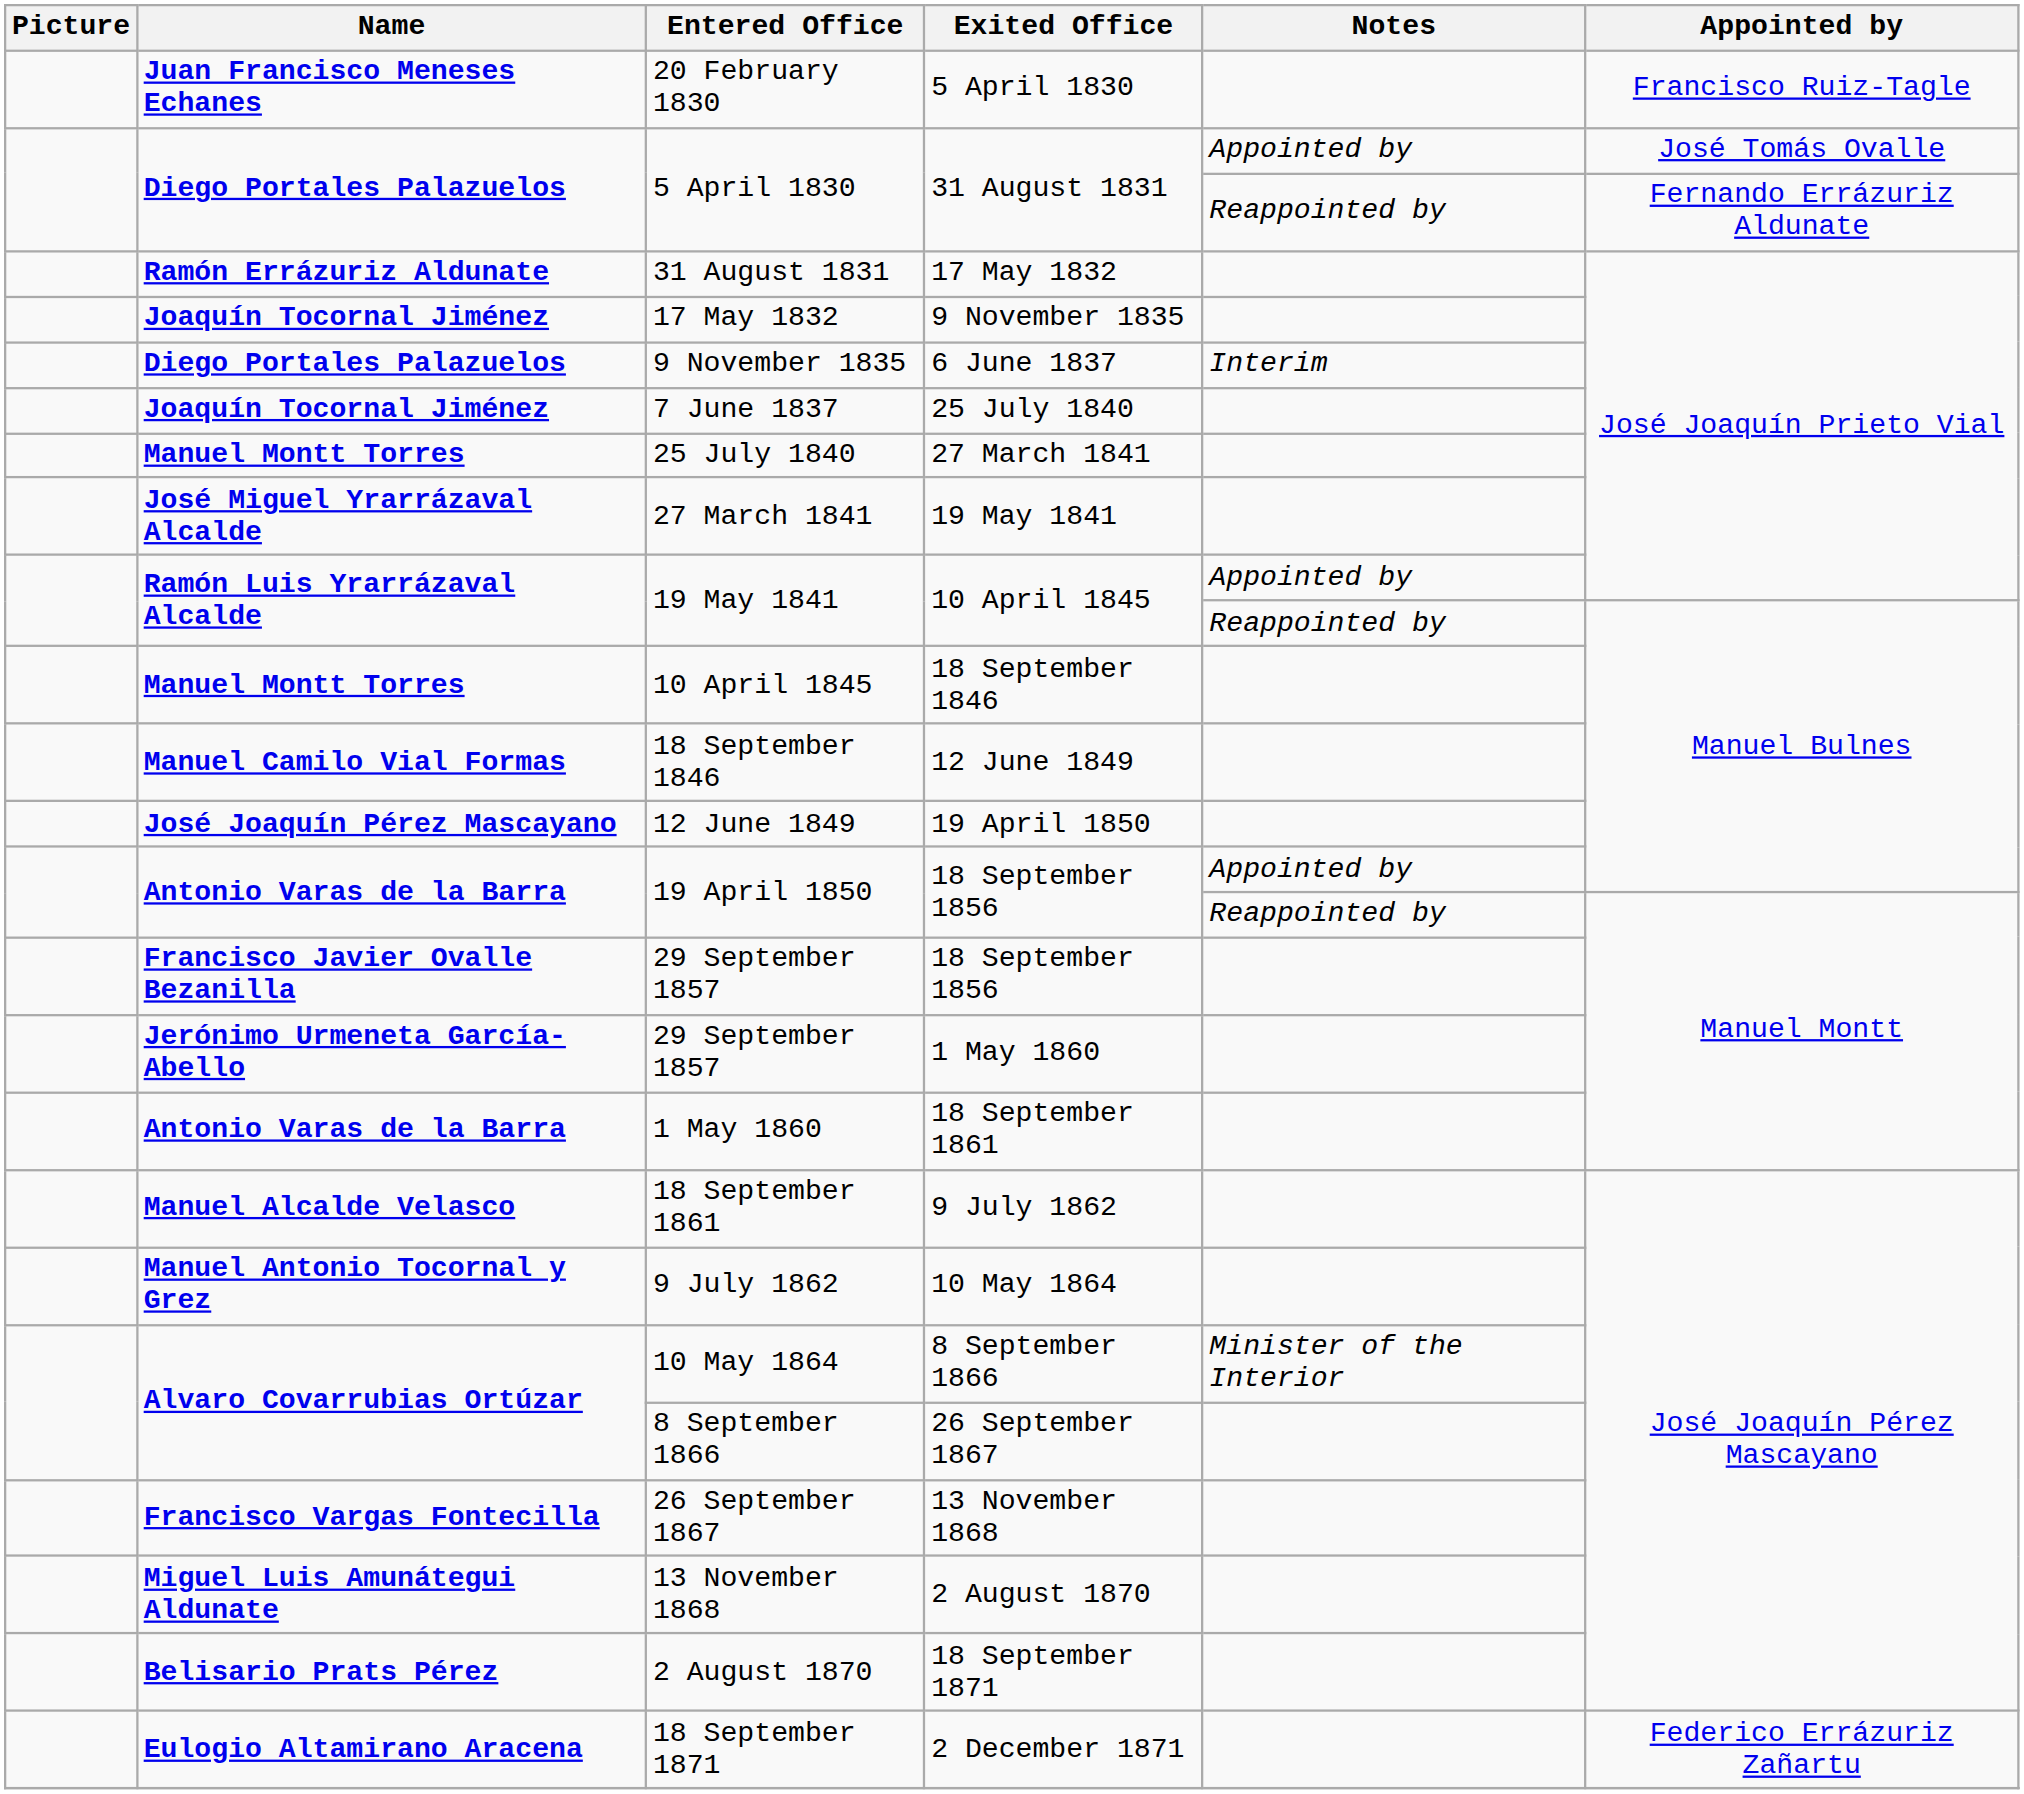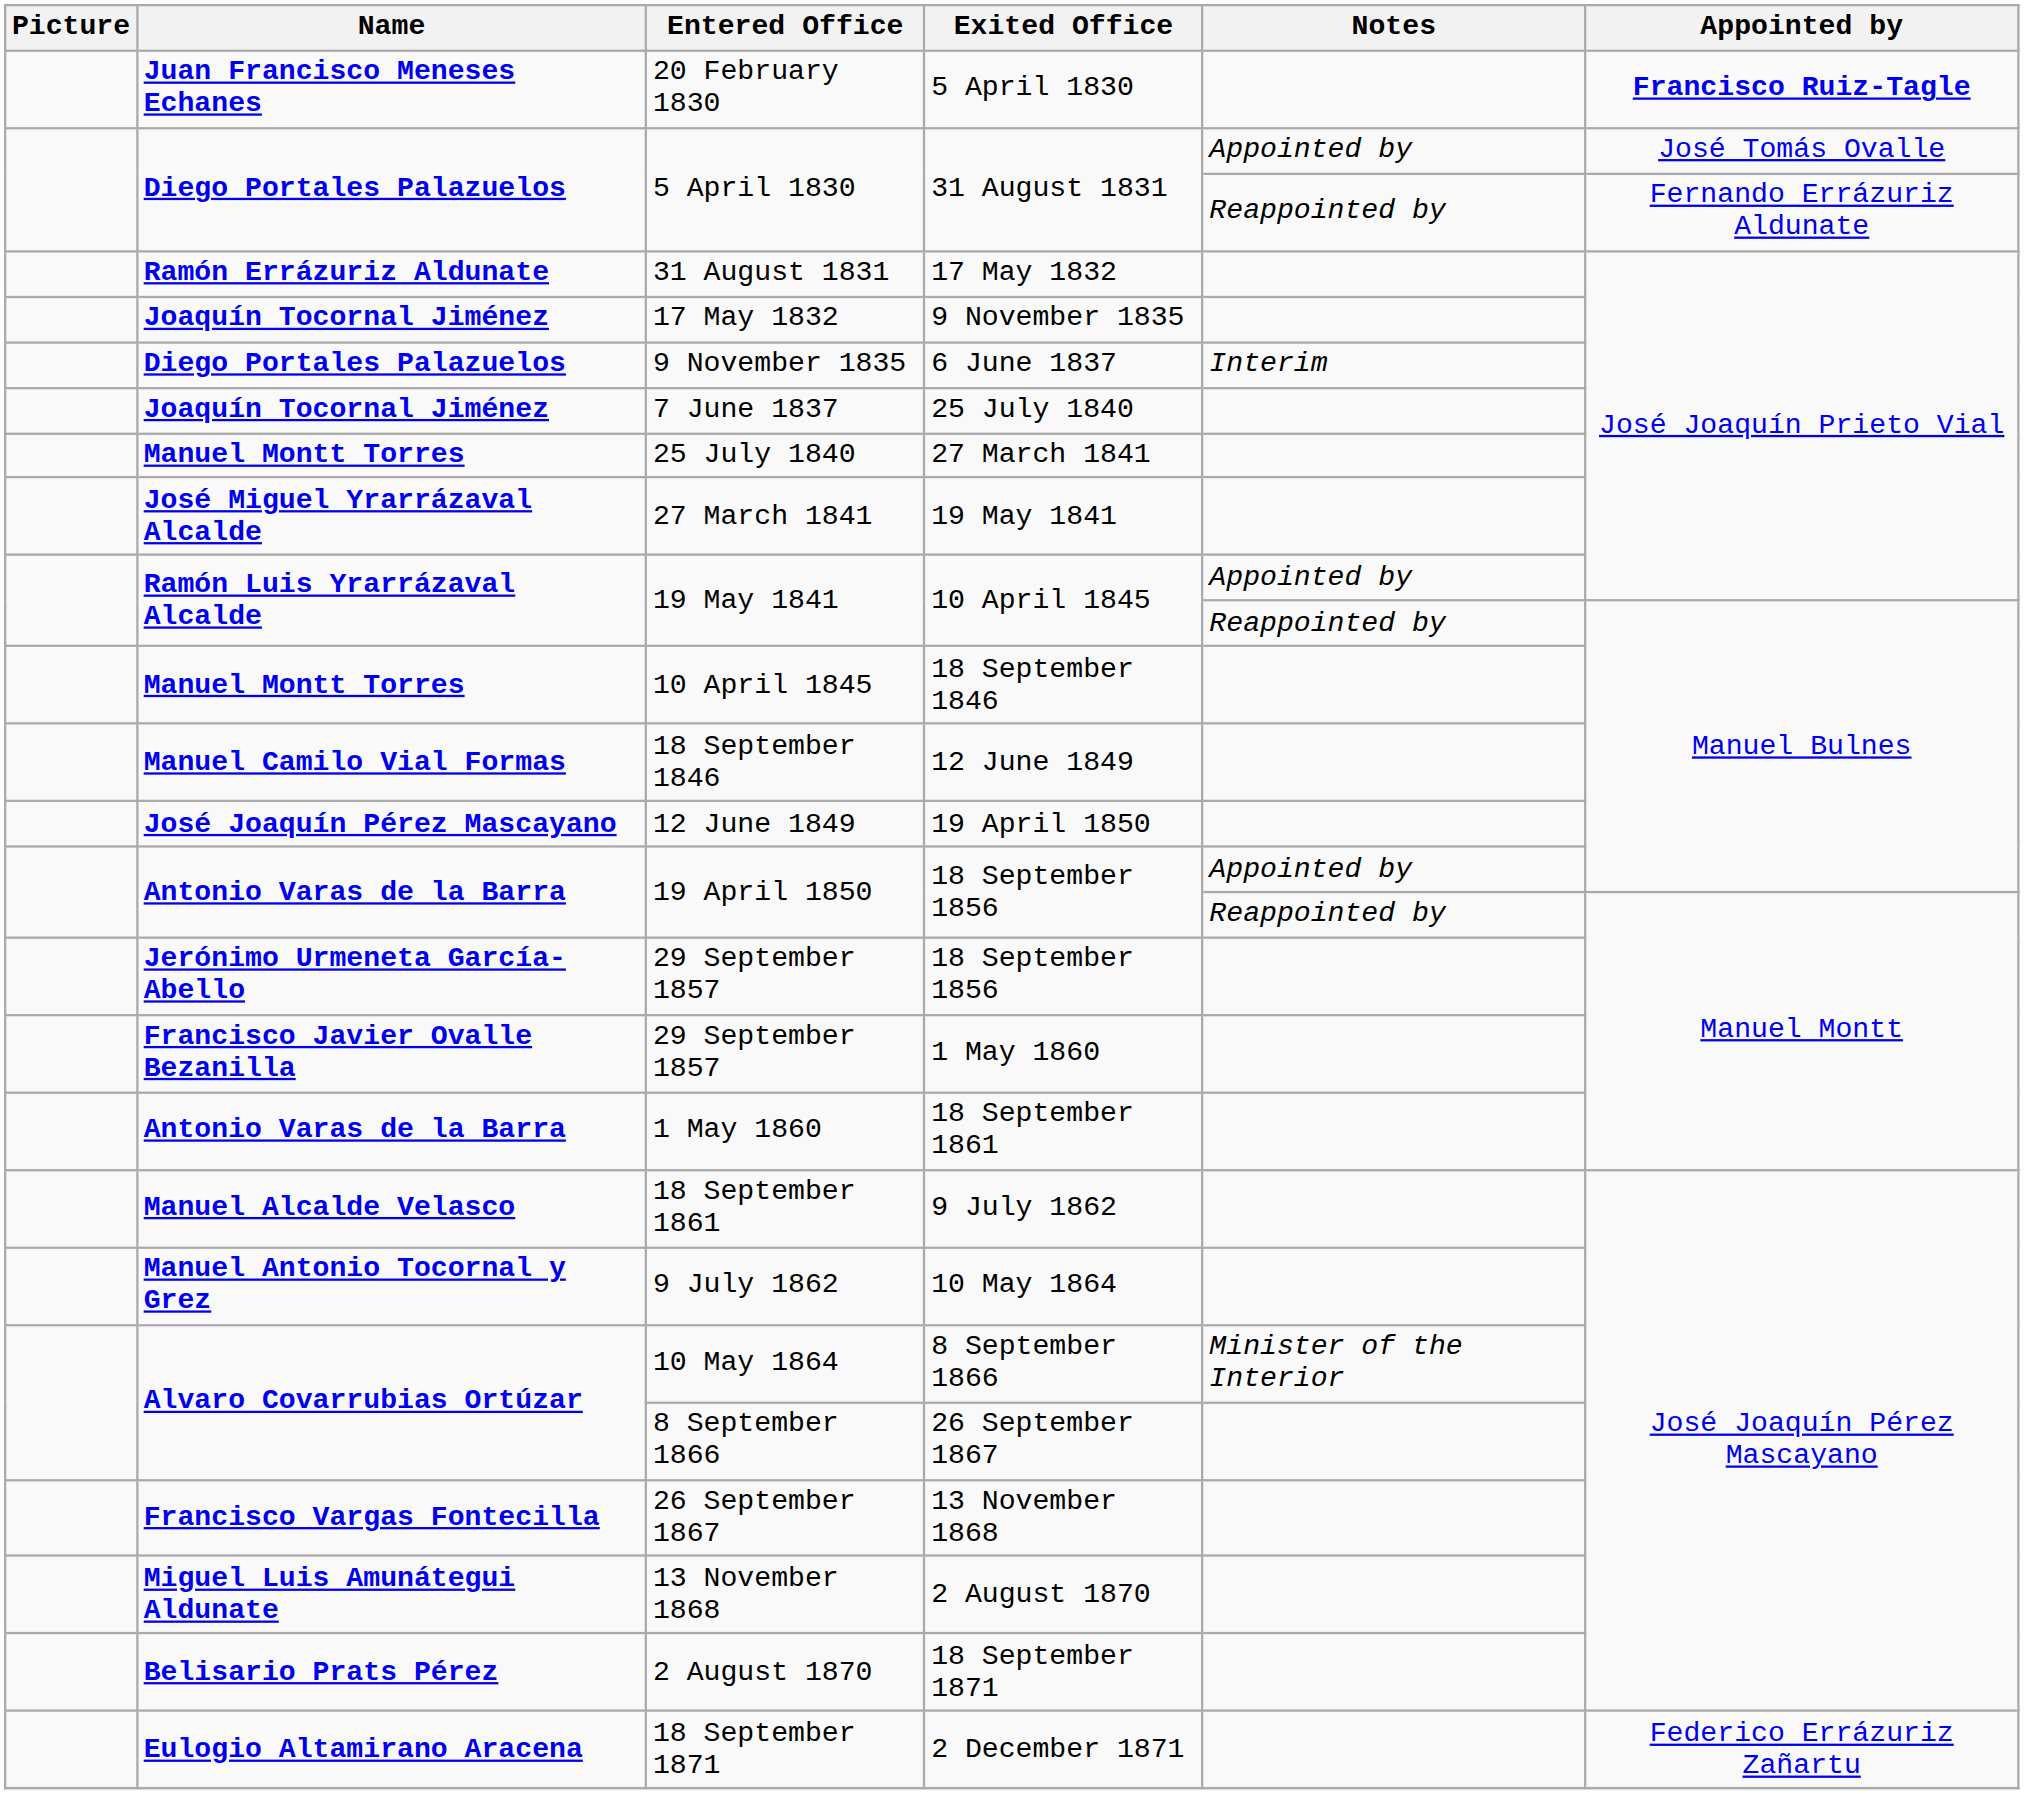(1802, 90) normal -> (1802, 90) bold
(338, 977) Francisco Javier Ovalle Bezanilla -> (355, 977) Jerónimo Urmeneta García-Abello
(355, 1054) Jerónimo Urmeneta García-Abello -> (338, 1054) Francisco Javier Ovalle Bezanilla
